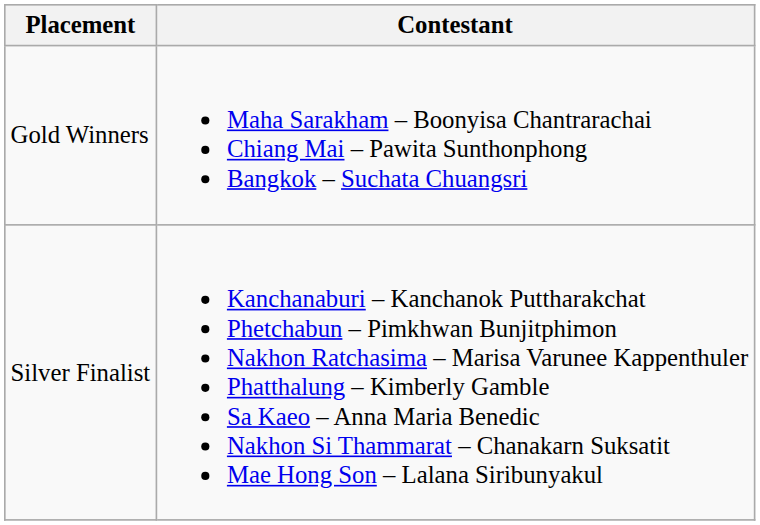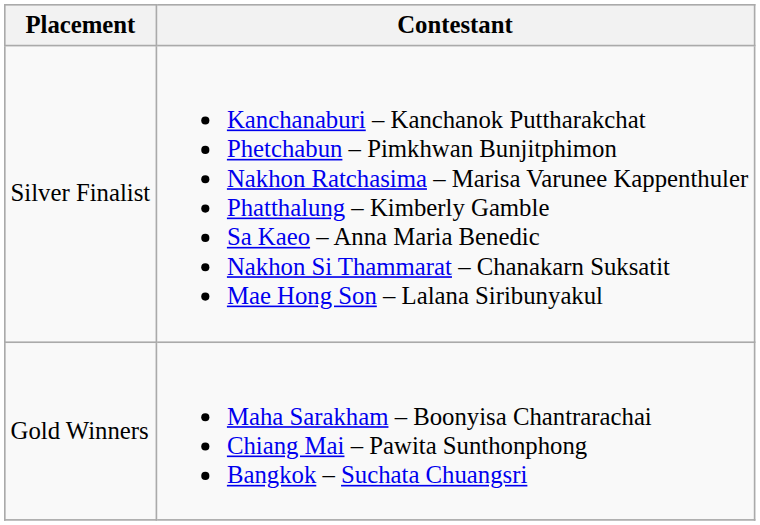rows swapped: (80, 134) <-> (80, 371)
